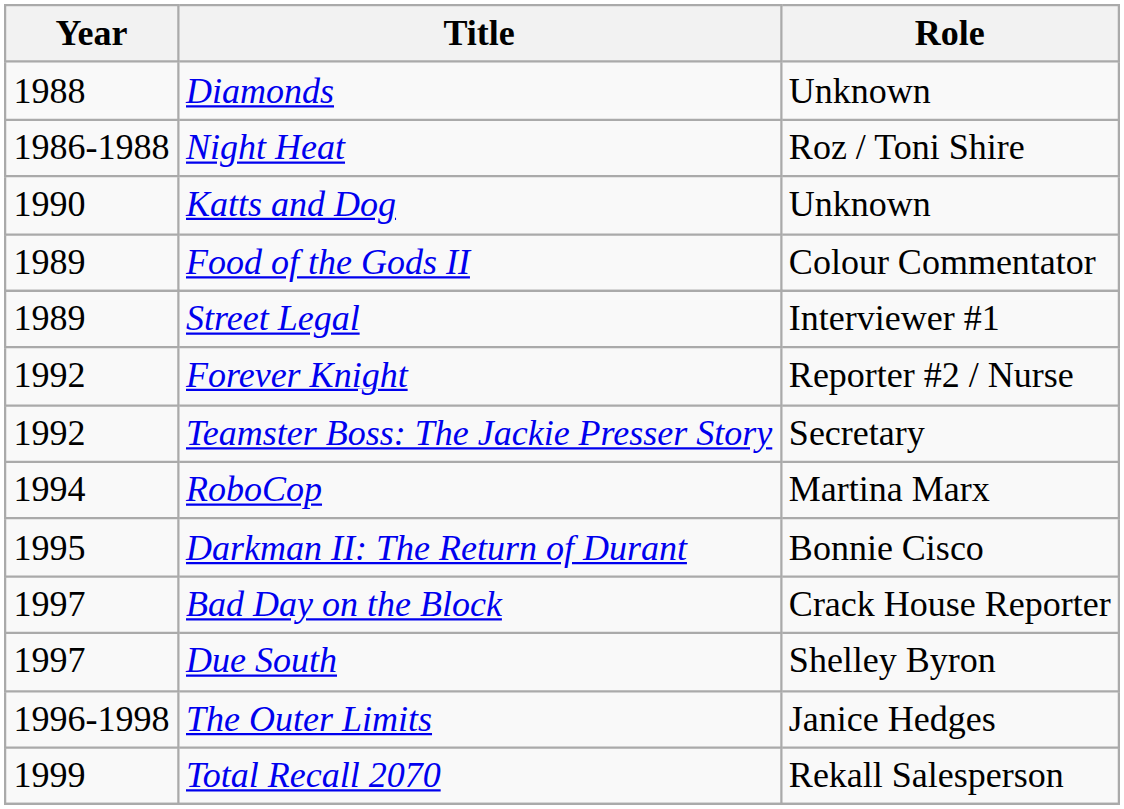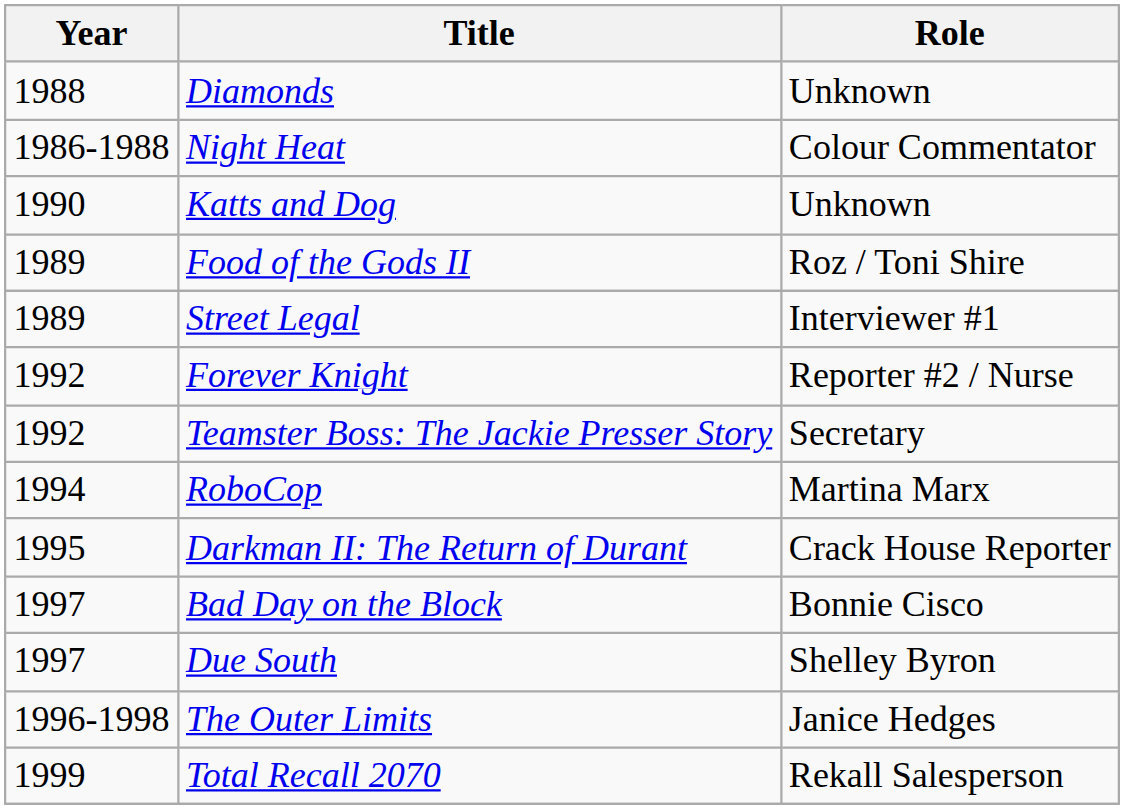(907, 147) Roz / Toni Shire -> (942, 147) Colour Commentator
(942, 261) Colour Commentator -> (907, 261) Roz / Toni Shire
(886, 546) Bonnie Cisco -> (950, 546) Crack House Reporter
(950, 603) Crack House Reporter -> (886, 603) Bonnie Cisco
